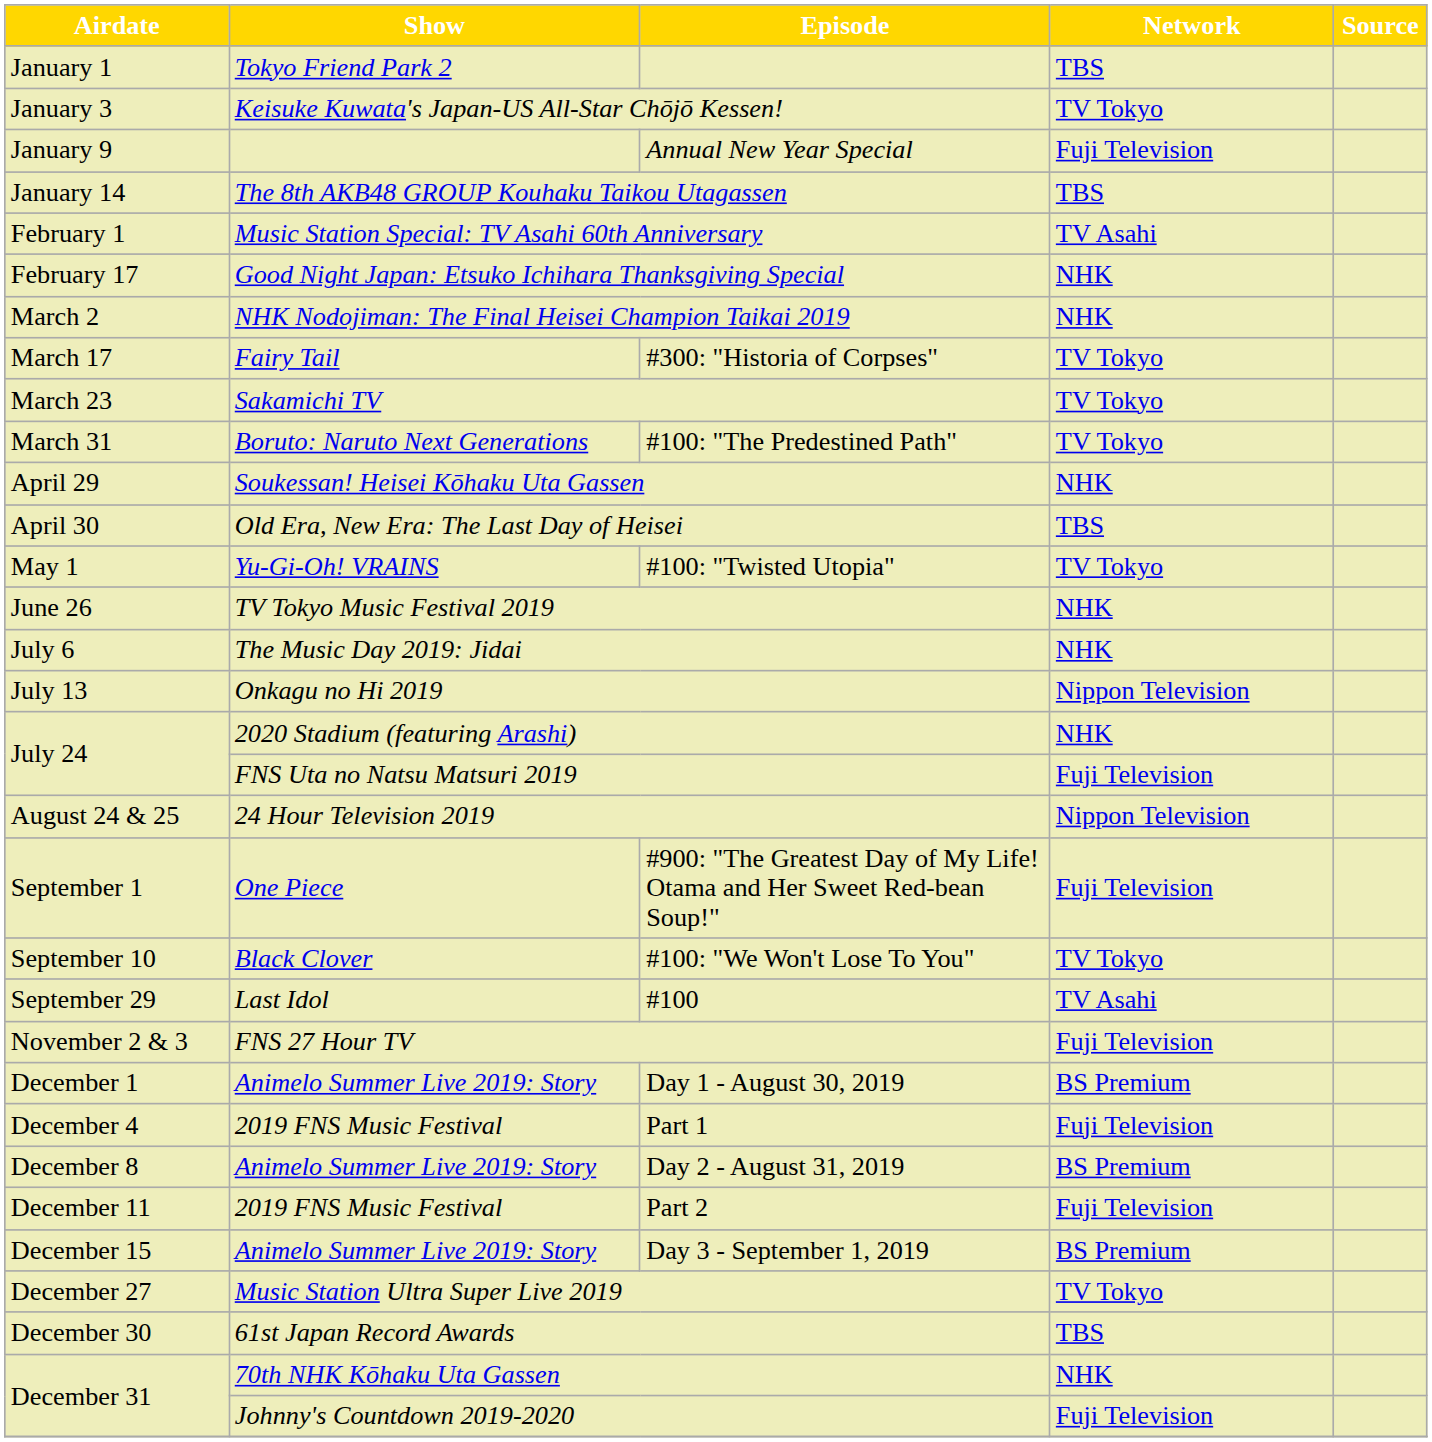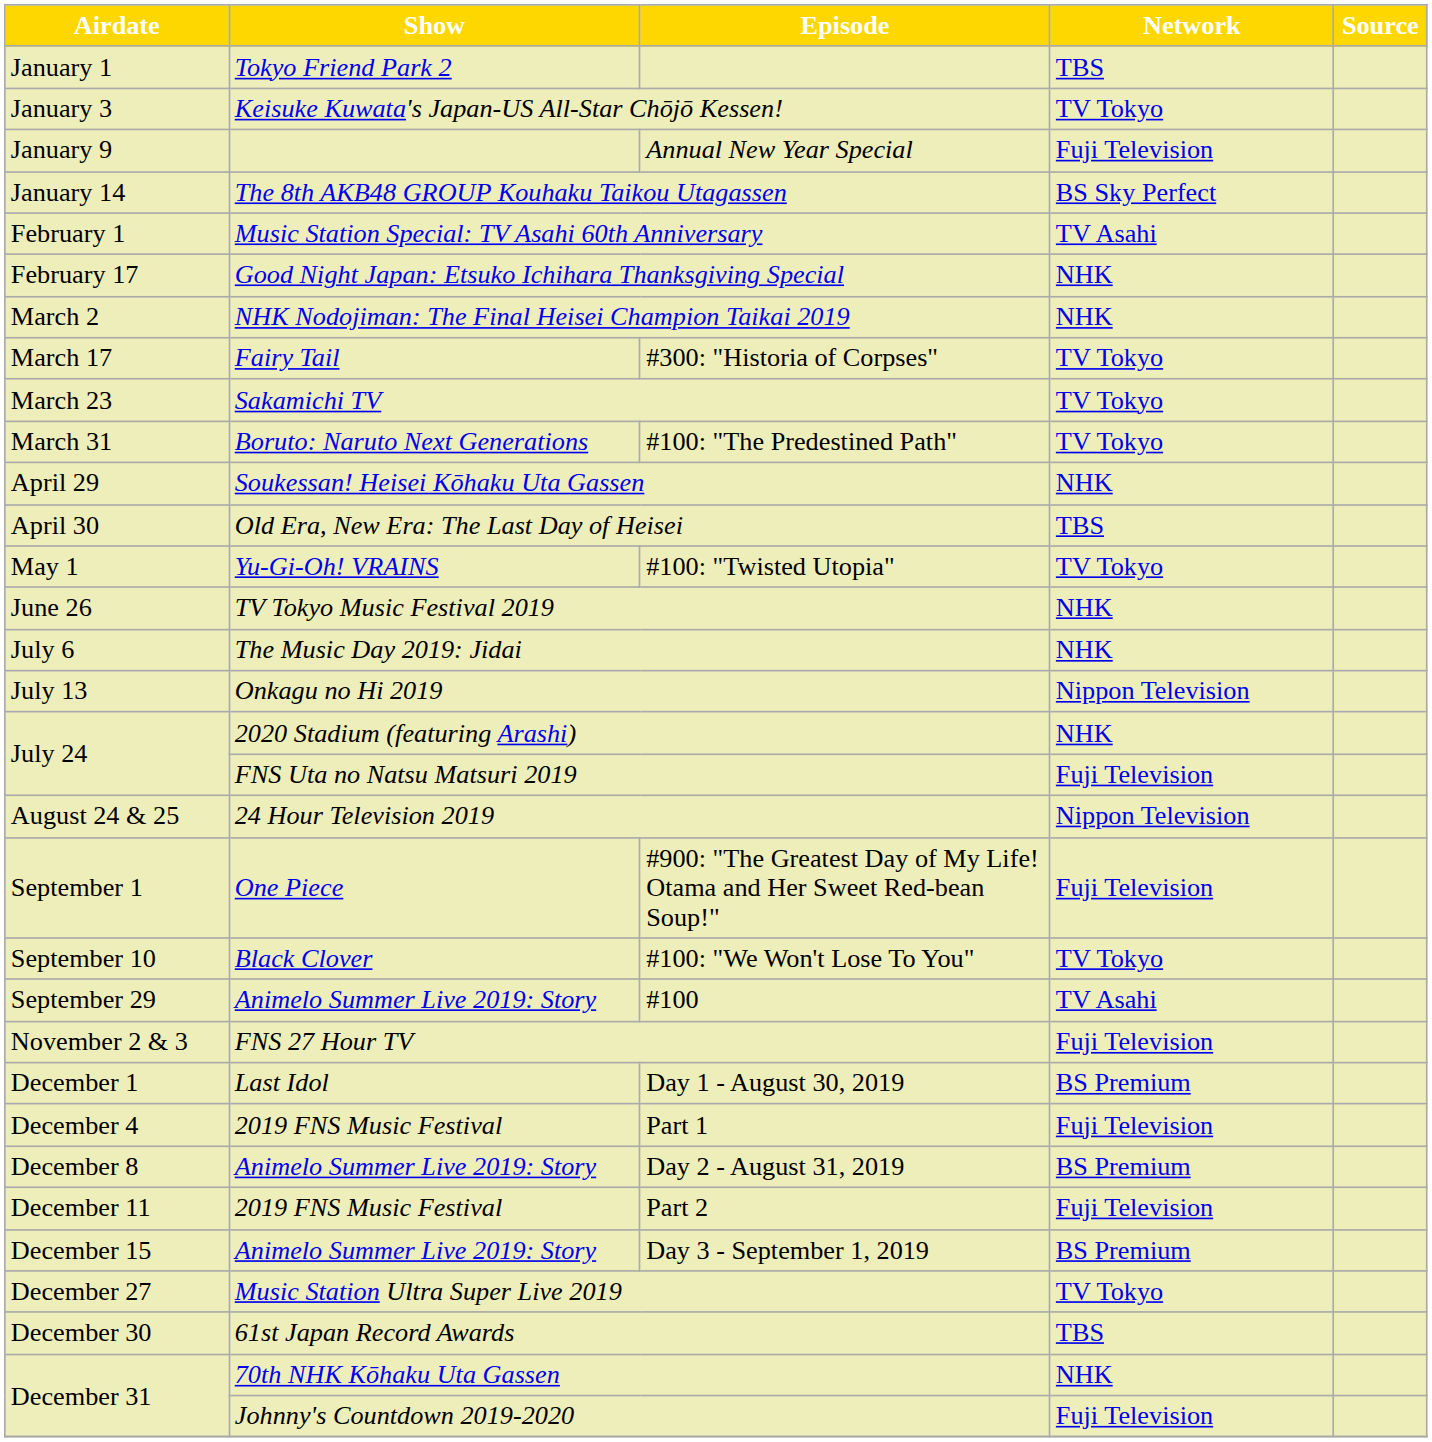(1080, 191) TBS -> (1136, 191) BS Sky Perfect
(282, 999) Last Idol -> (415, 999) Animelo Summer Live 2019: Story
(415, 1083) Animelo Summer Live 2019: Story -> (282, 1083) Last Idol
